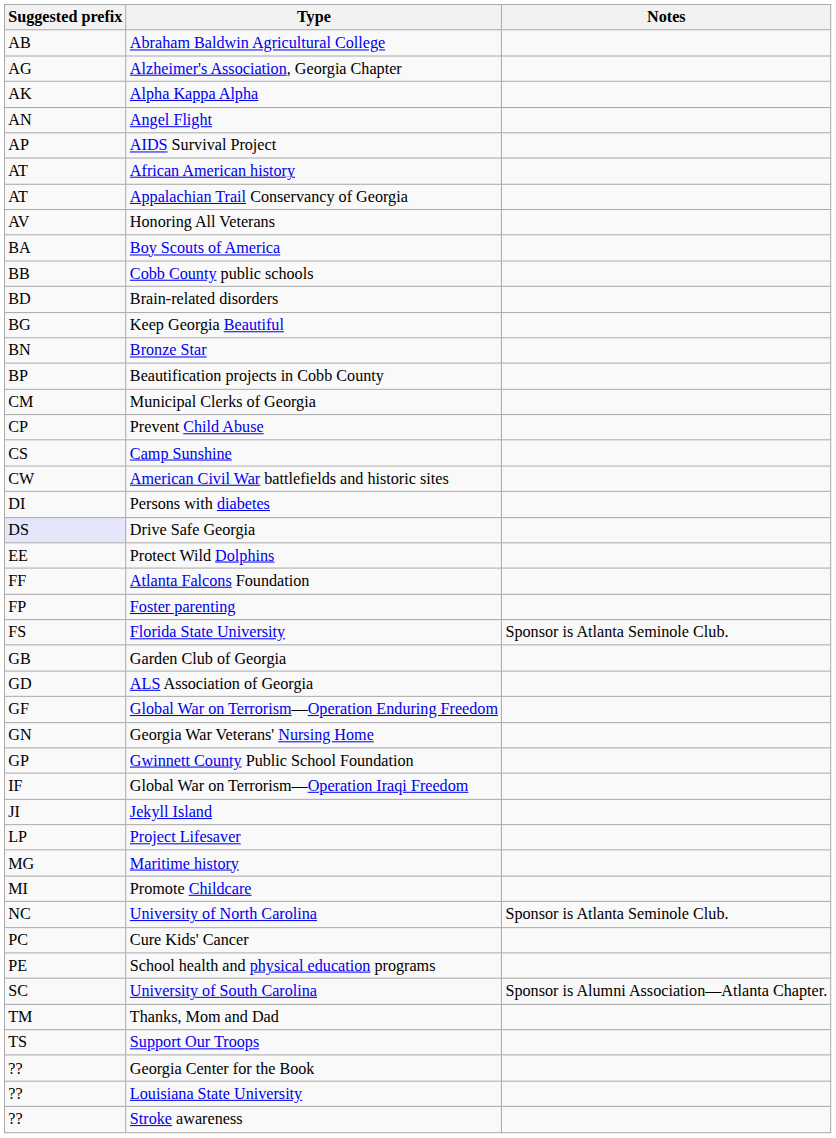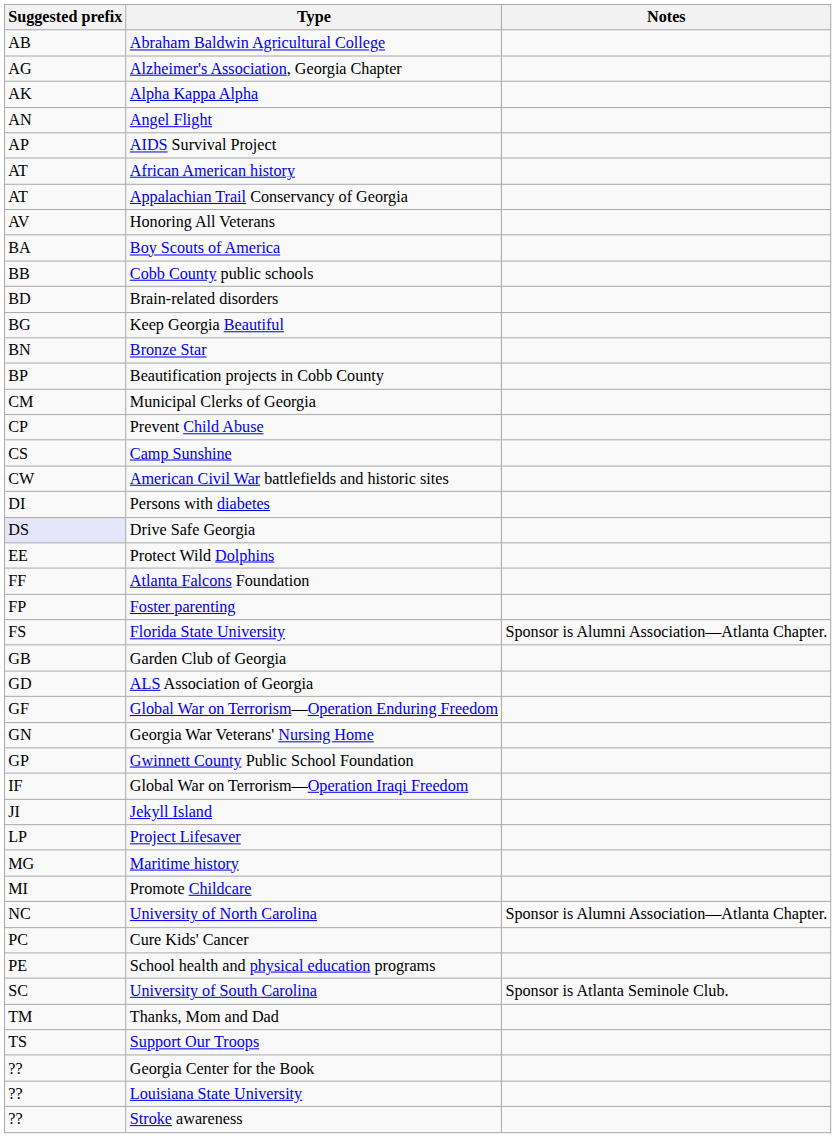(617, 632) Sponsor is Atlanta Seminole Club. -> (666, 632) Sponsor is Alumni Association—Atlanta Chapter.
(617, 914) Sponsor is Atlanta Seminole Club. -> (666, 914) Sponsor is Alumni Association—Atlanta Chapter.
(666, 991) Sponsor is Alumni Association—Atlanta Chapter. -> (617, 991) Sponsor is Atlanta Seminole Club.
